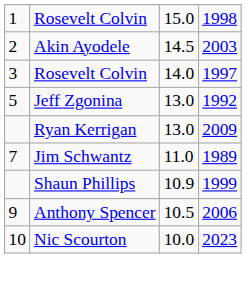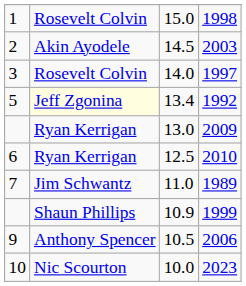(78, 101) no background -> (78, 101) lightyellow background
(179, 101) 13.0 -> (179, 101) 13.4
+ row: (220, 156)
